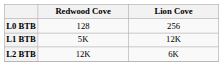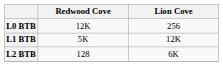(83, 26) 128 -> (83, 26) 12K
(83, 54) 12K -> (83, 54) 128
